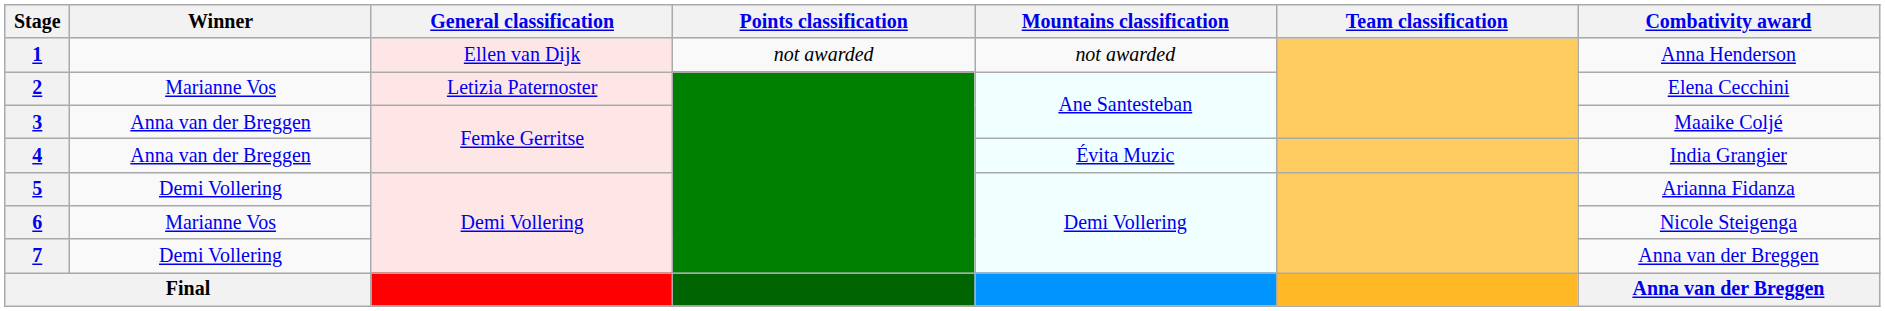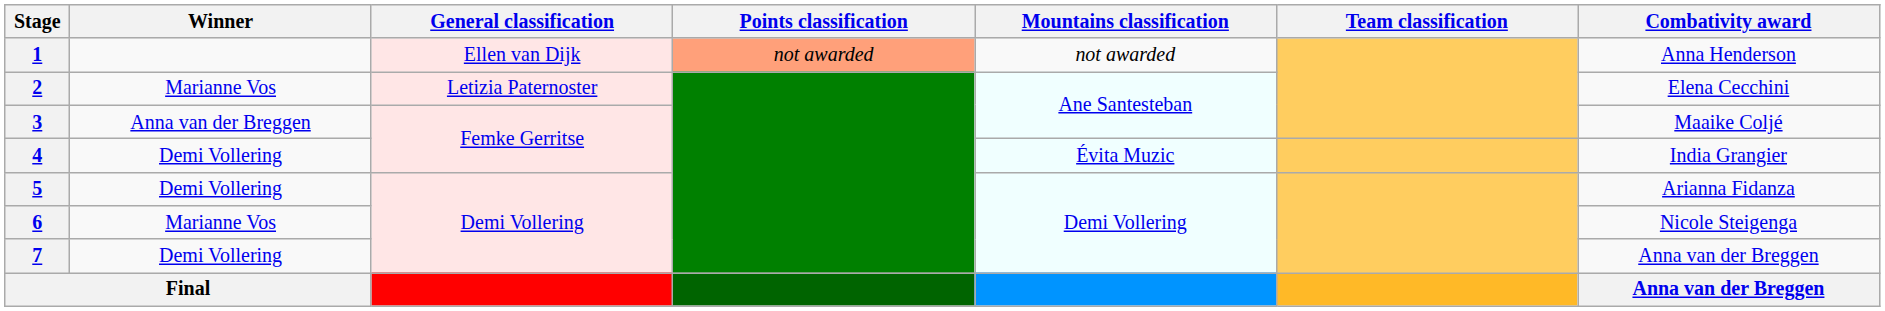(824, 55) no background -> (824, 55) lightsalmon background
(221, 155) Anna van der Breggen -> (221, 155) Demi Vollering
